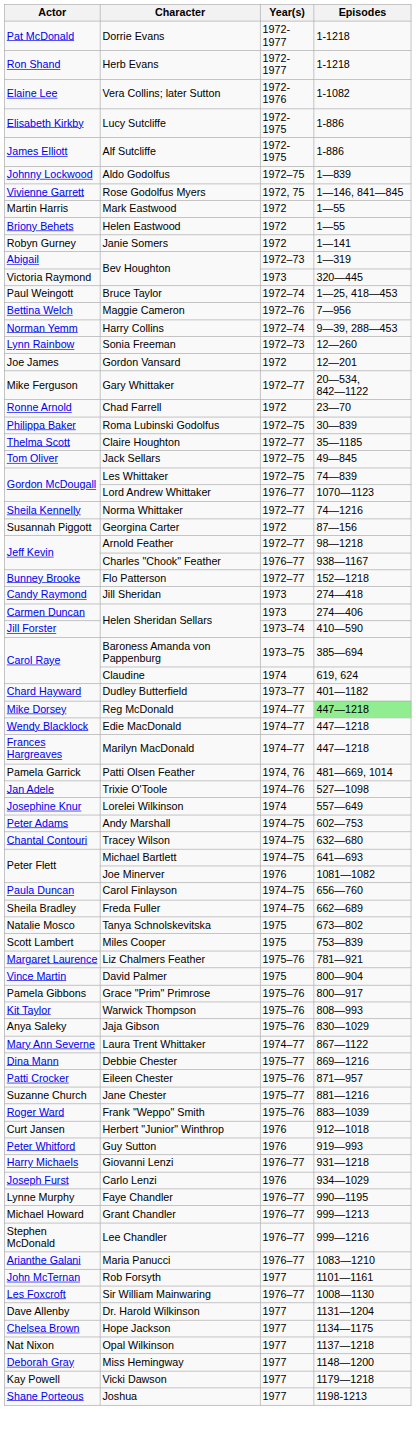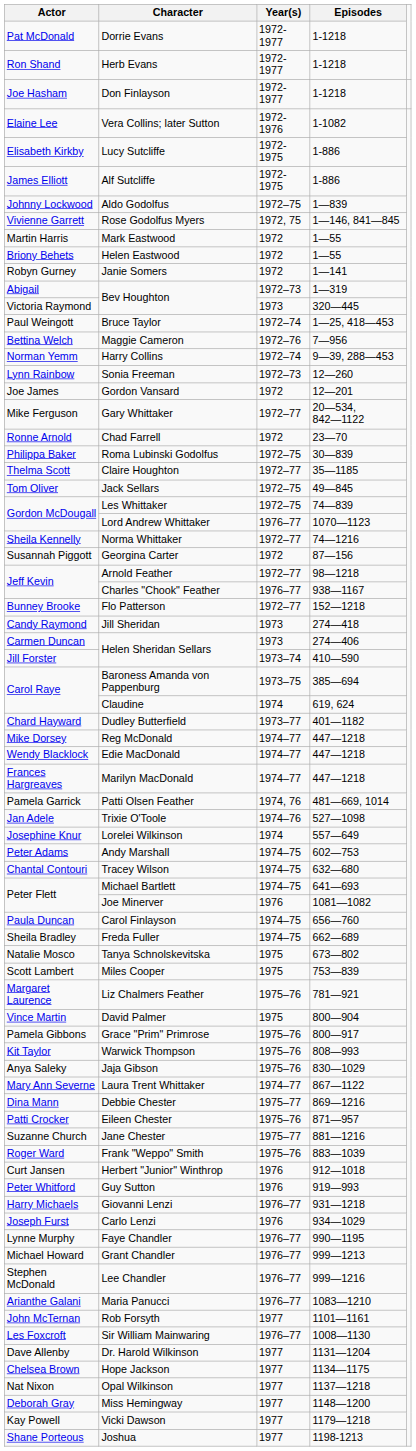+ row: (37, 94)
(343, 709) lightgreen background -> (339, 738) no background
